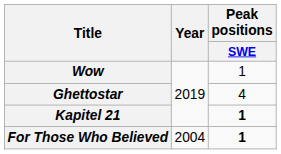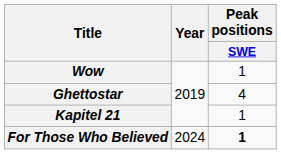(242, 115) bold -> (242, 115) normal
(190, 137) 2004 -> (190, 137) 2024
